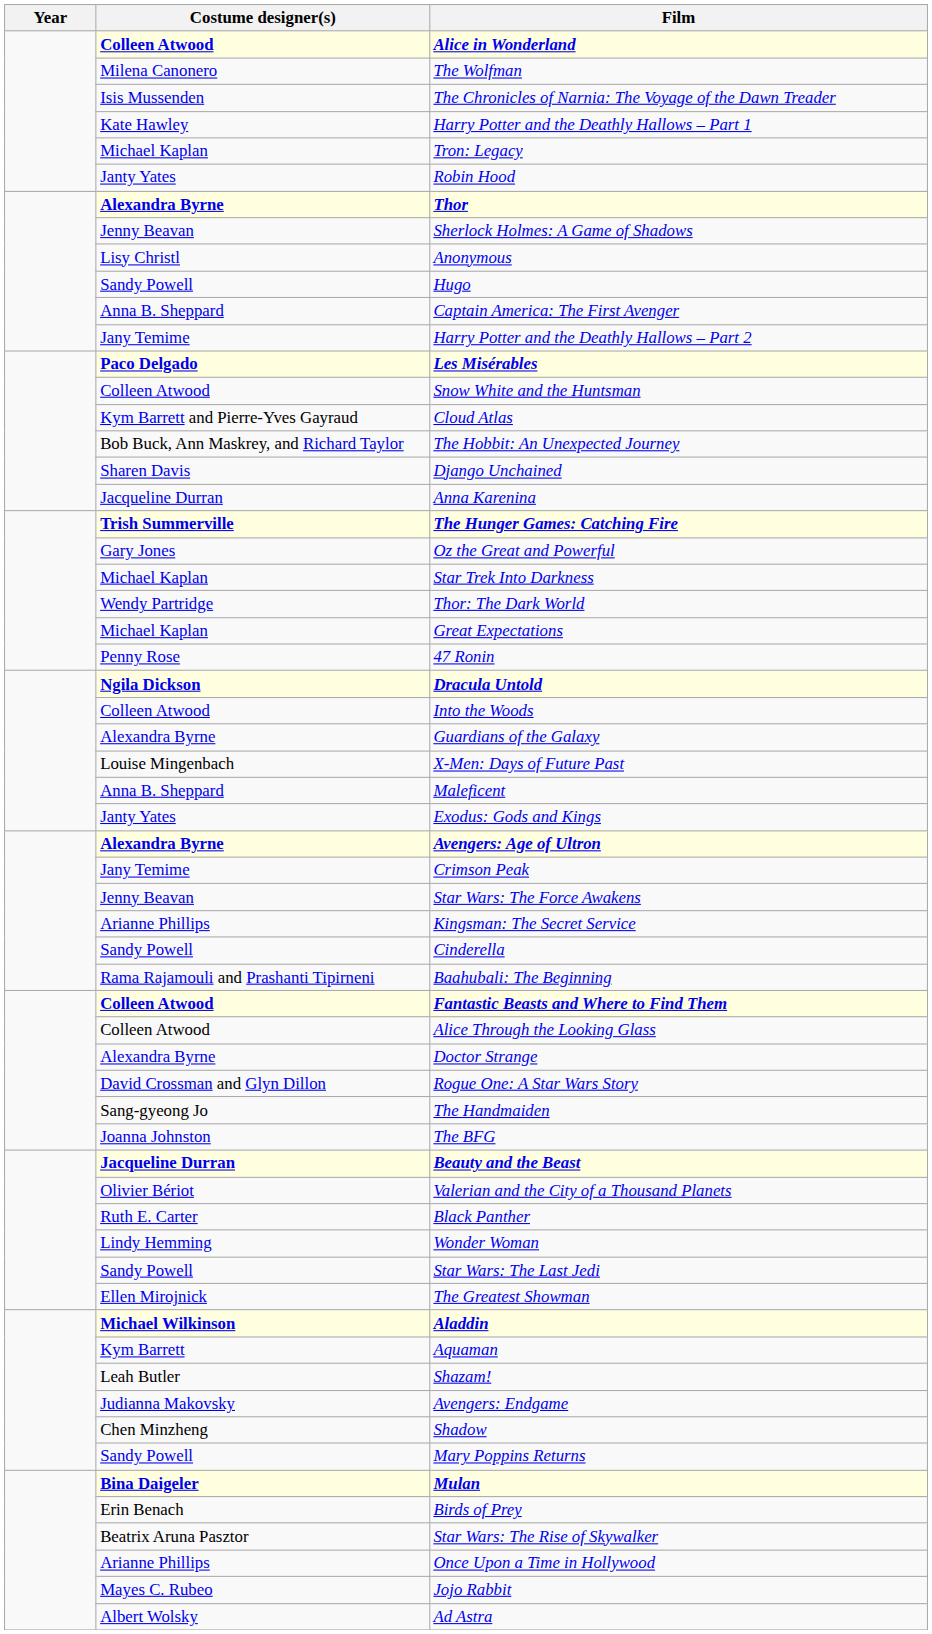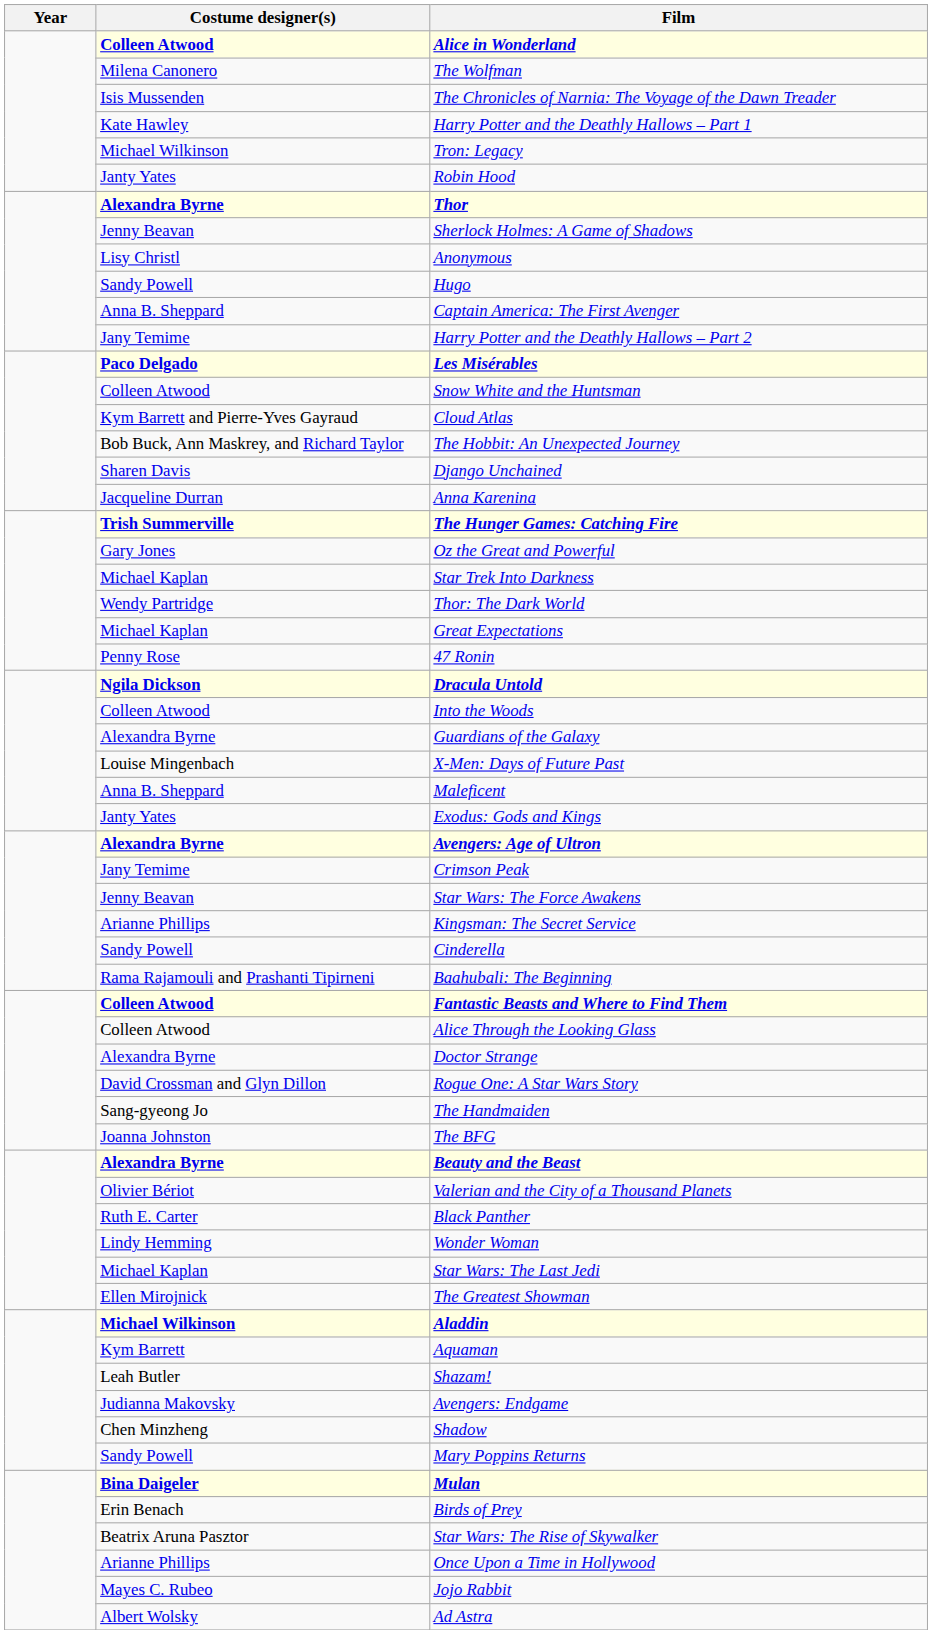(154, 151) Michael Kaplan -> (164, 151) Michael Wilkinson
(168, 1163) Jacqueline Durran -> (162, 1163) Alexandra Byrne
(147, 1270) Sandy Powell -> (154, 1270) Michael Kaplan
